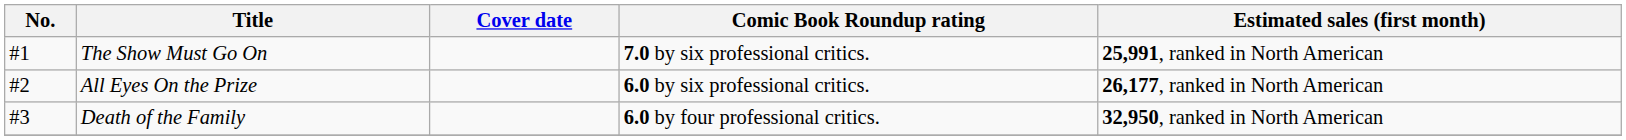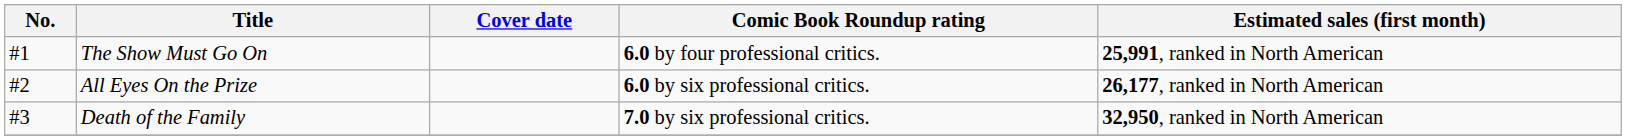(747, 53) 7.0 by six professional critics. -> (752, 53) 6.0 by four professional critics.
(752, 118) 6.0 by four professional critics. -> (747, 118) 7.0 by six professional critics.
